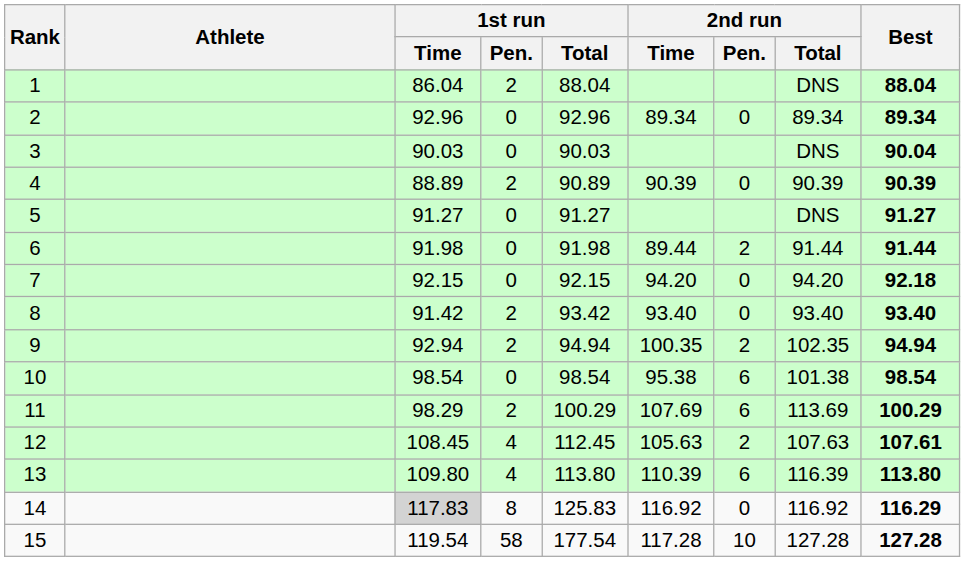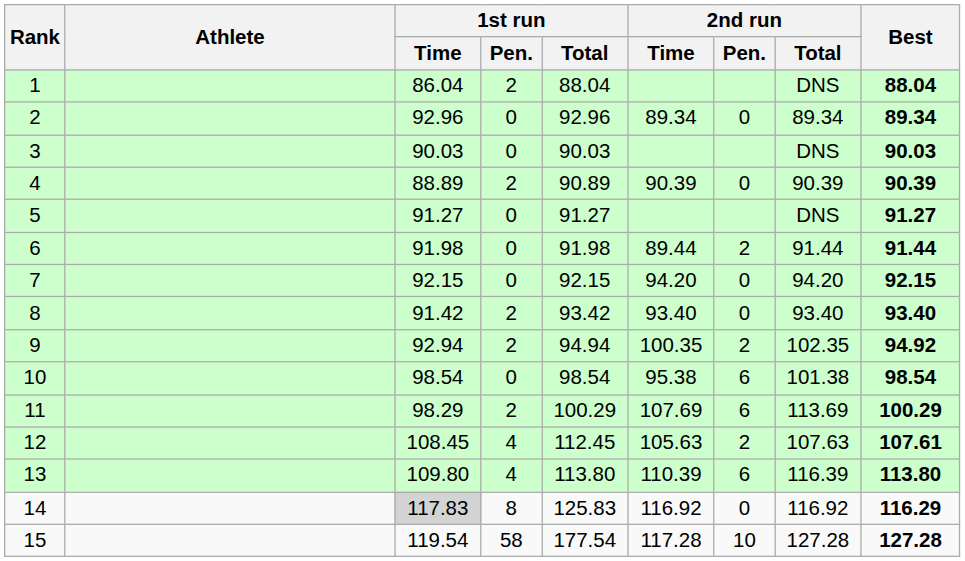(910, 150) 90.04 -> (910, 150) 90.03
(910, 280) 92.18 -> (910, 280) 92.15
(910, 345) 94.94 -> (910, 345) 94.92
